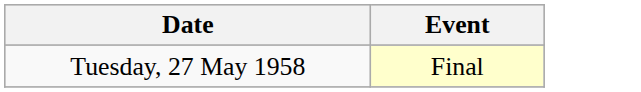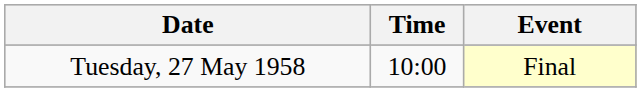+ column: (417, 24)
